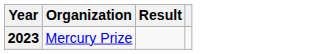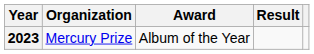+ column: (194, 15)
